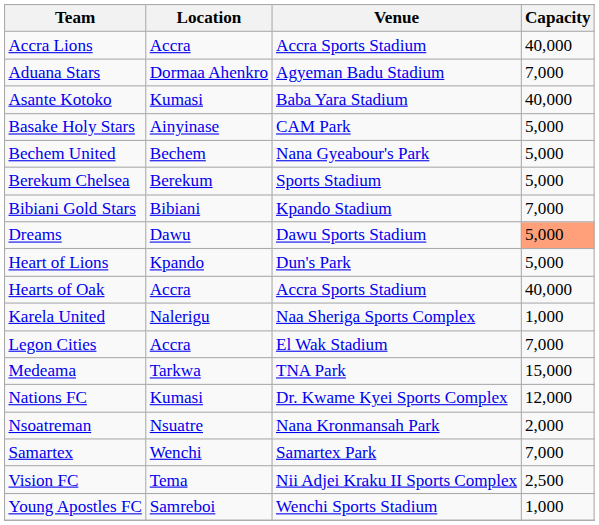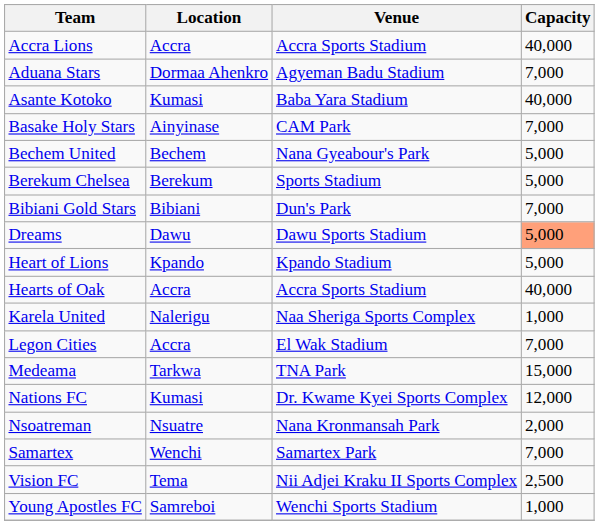(544, 126) 5,000 -> (544, 126) 7,000
(334, 208) Kpando Stadium -> (313, 208) Dun's Park
(313, 262) Dun's Park -> (334, 262) Kpando Stadium
